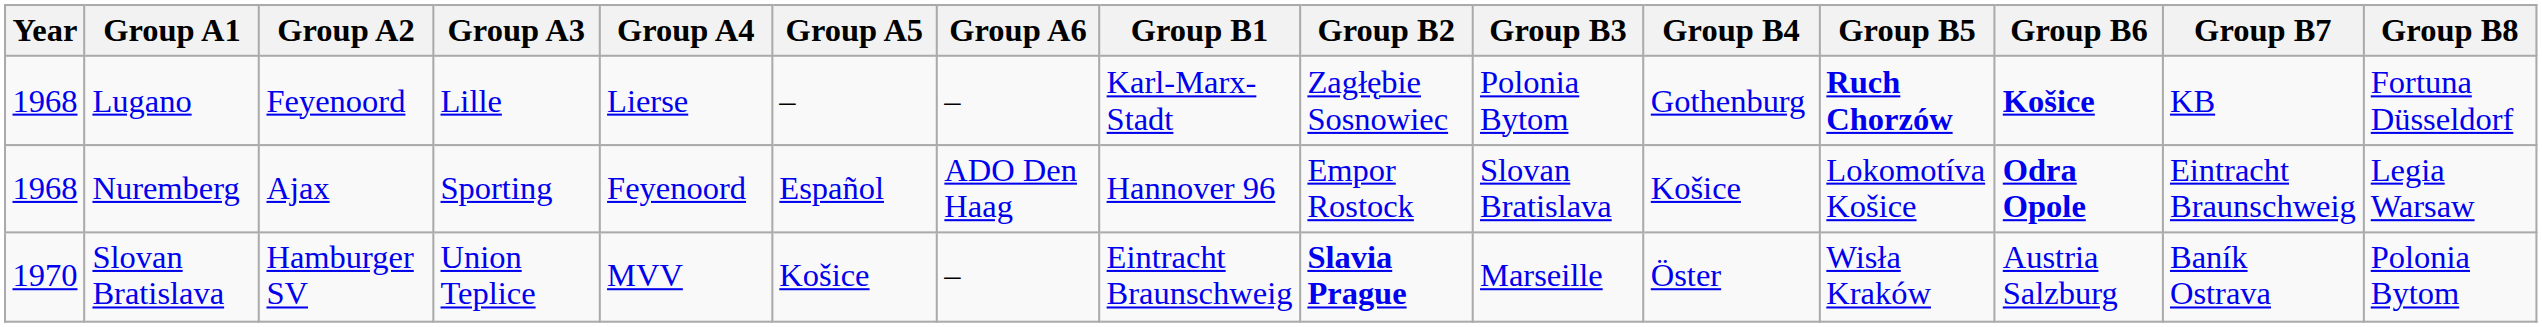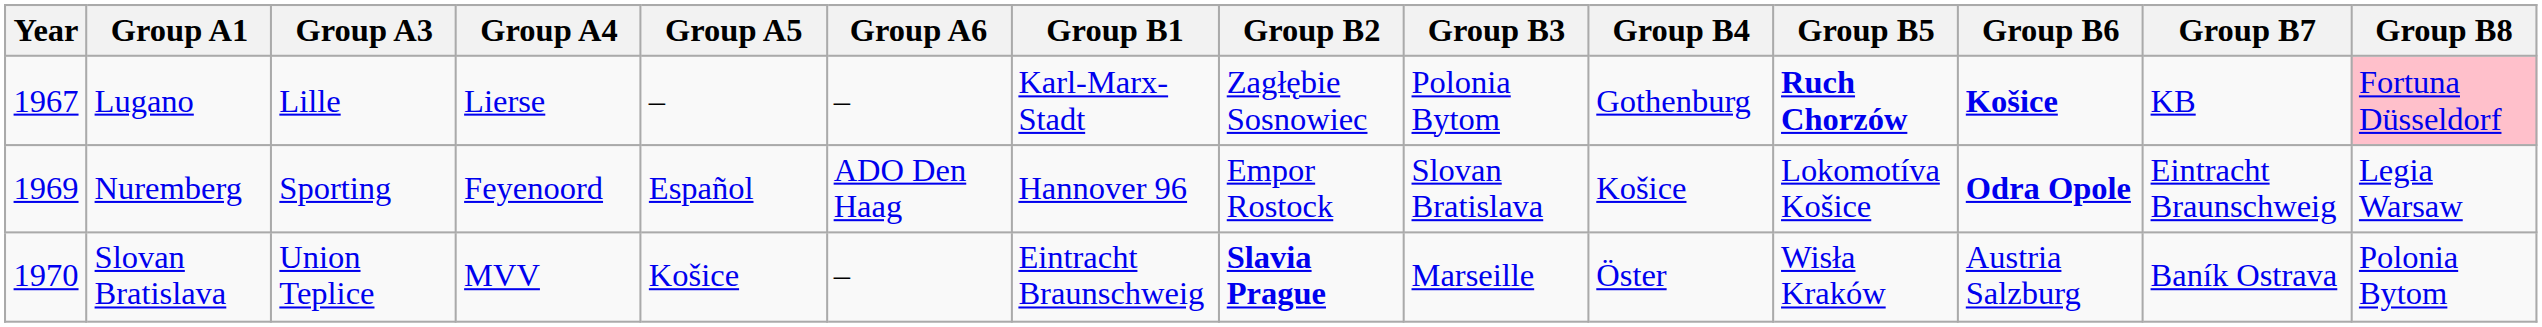- column: (346, 30)
(45, 100) 1968 -> (46, 100) 1967
(2442, 100) no background -> (2430, 100) pink background
(45, 188) 1968 -> (46, 188) 1969
